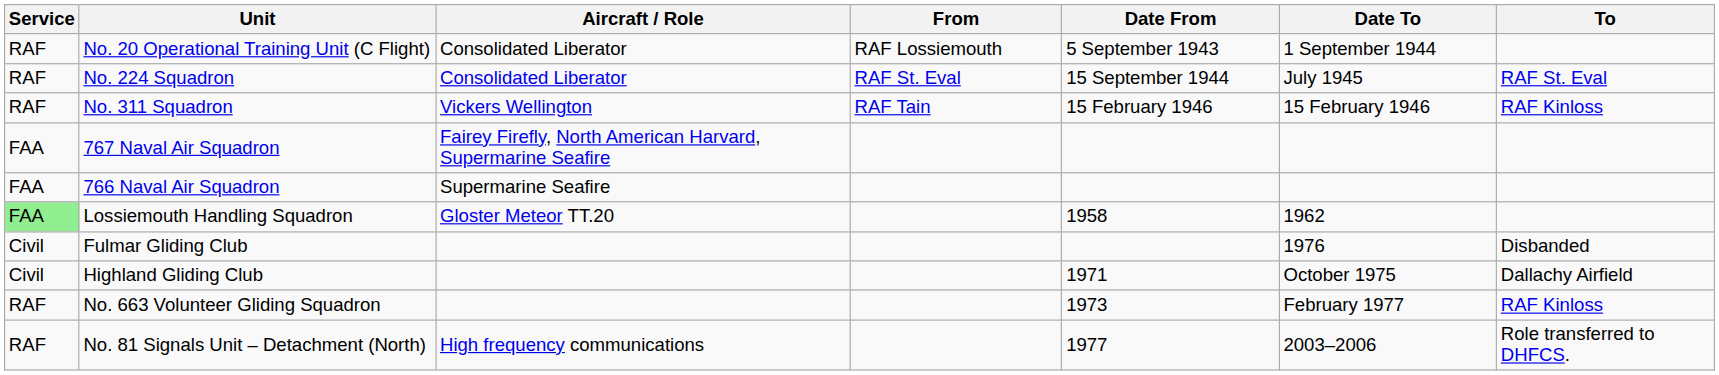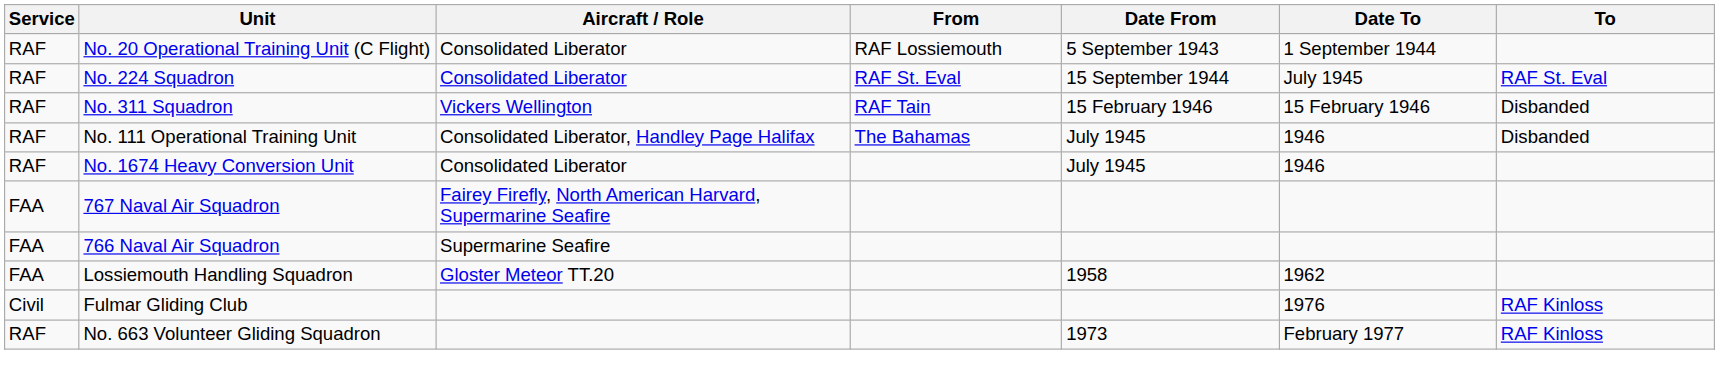(1552, 107) RAF Kinloss -> (1545, 107) Disbanded
+ row: (220, 136)
+ row: (219, 166)
(26, 216) lightgreen background -> (26, 275) no background
(1545, 246) Disbanded -> (1552, 305) RAF Kinloss
- row: (173, 275)
- row: (255, 344)
